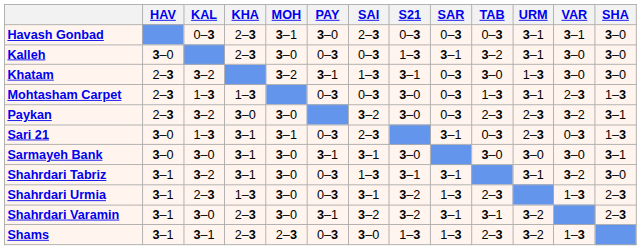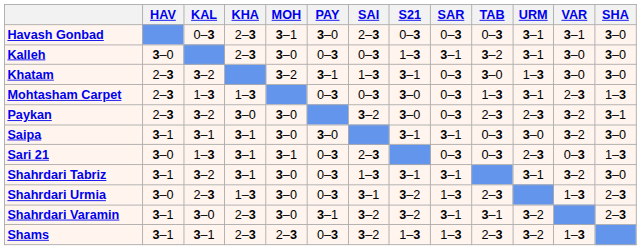+ row: (24, 135)
(451, 135) 3–1 -> (451, 155) 0–3
- row: (55, 155)
(163, 195) 3–1 -> (163, 195) 3–0
(369, 235) 3–0 -> (369, 235) 3–2
